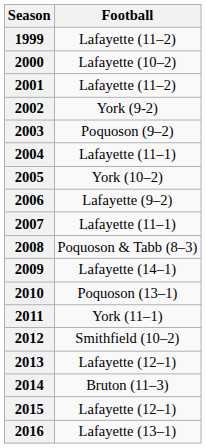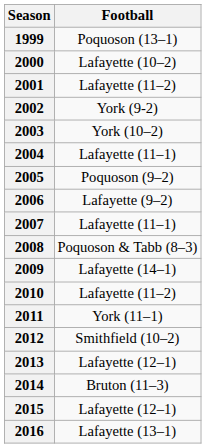(127, 39) Lafayette (11–2) -> (127, 39) Poquoson (13–1)
(127, 131) Poquoson (9–2) -> (127, 131) York (10–2)
(127, 177) York (10–2) -> (127, 177) Poquoson (9–2)
(127, 293) Poquoson (13–1) -> (127, 293) Lafayette (11–2)
